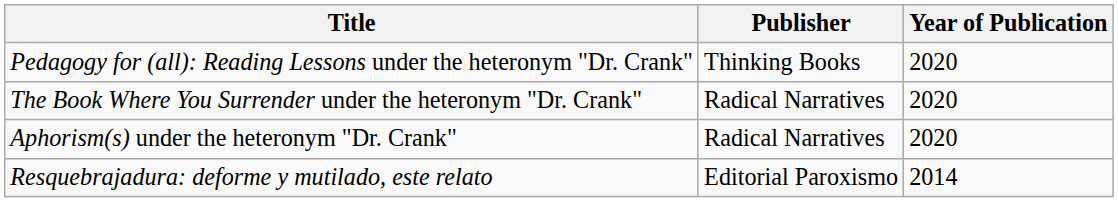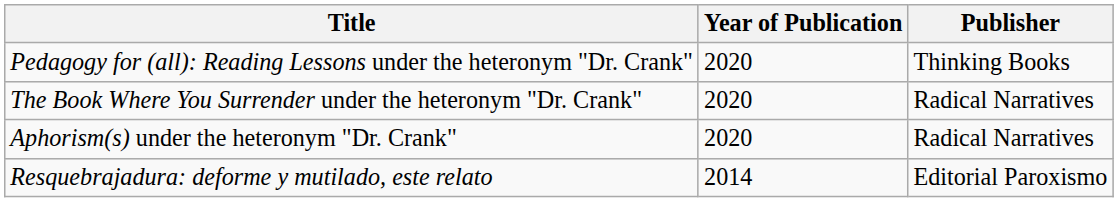columns swapped: (801, 23) <-> (1008, 23)
